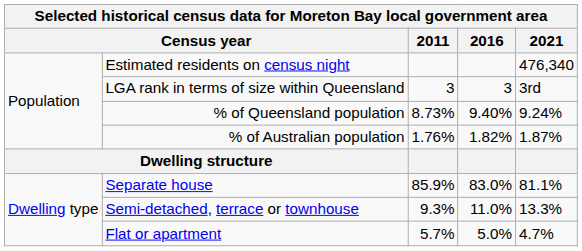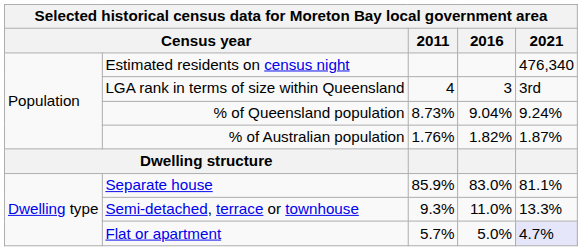(450, 88) 3 -> (450, 88) 4
(488, 112) 9.40% -> (488, 112) 9.04%
(536, 233) no background -> (536, 233) lavender background
